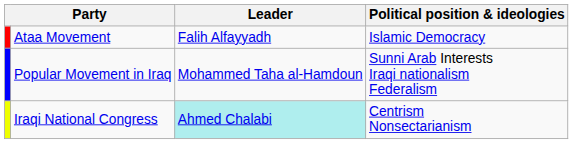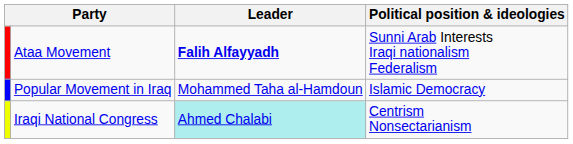(225, 37) normal -> (228, 52) bold
(427, 37) Islamic Democracy -> (431, 52) Sunni Arab Interests Iraqi nationalism Federalism
(431, 74) Sunni Arab Interests Iraqi nationalism Federalism -> (427, 90) Islamic Democracy
